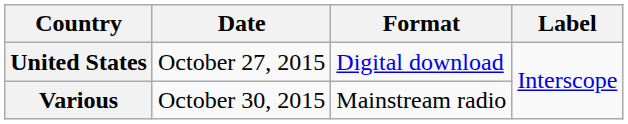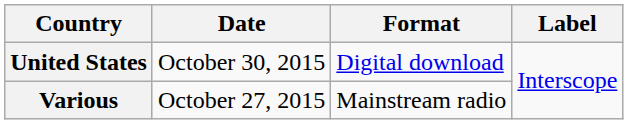(242, 61) October 27, 2015 -> (242, 61) October 30, 2015
(242, 99) October 30, 2015 -> (242, 99) October 27, 2015
